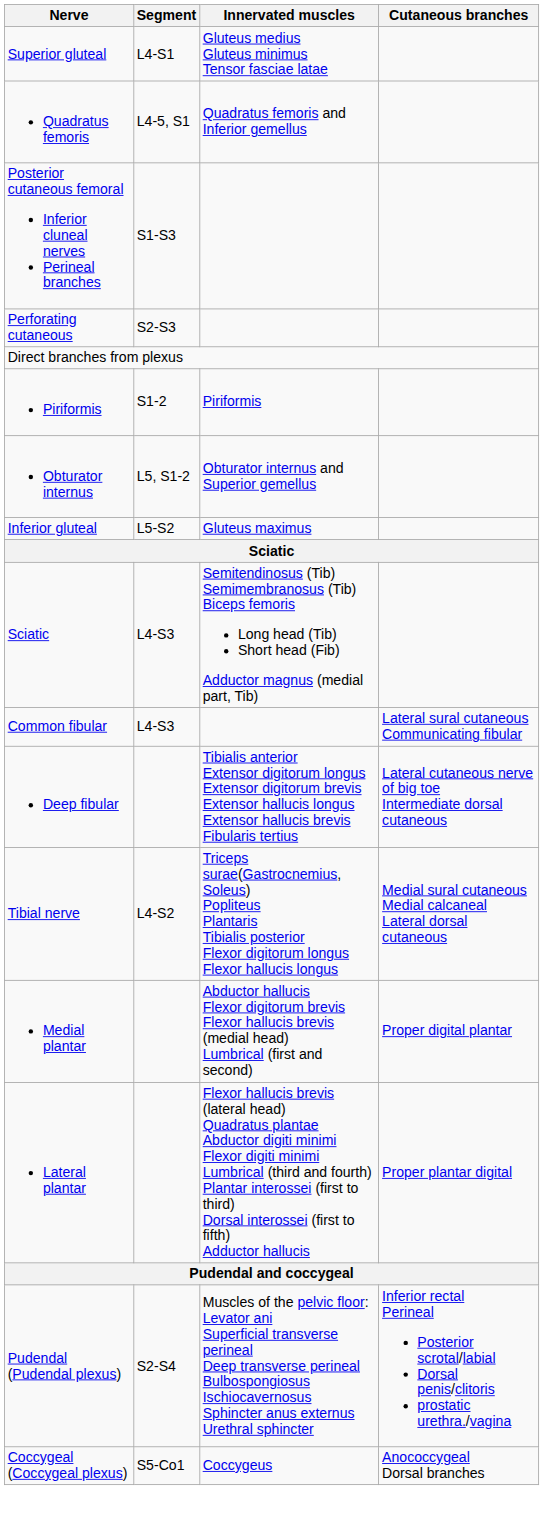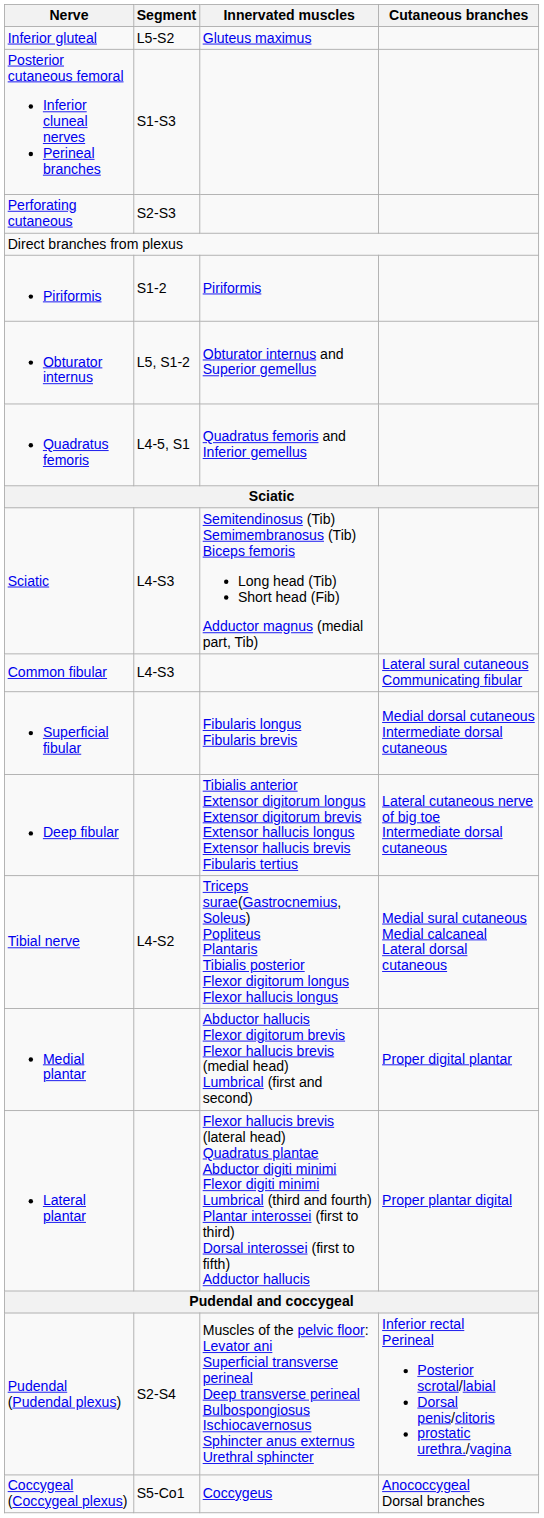- row: (57, 53)
rows swapped: (52, 528) <-> (69, 130)
+ row: (69, 741)
